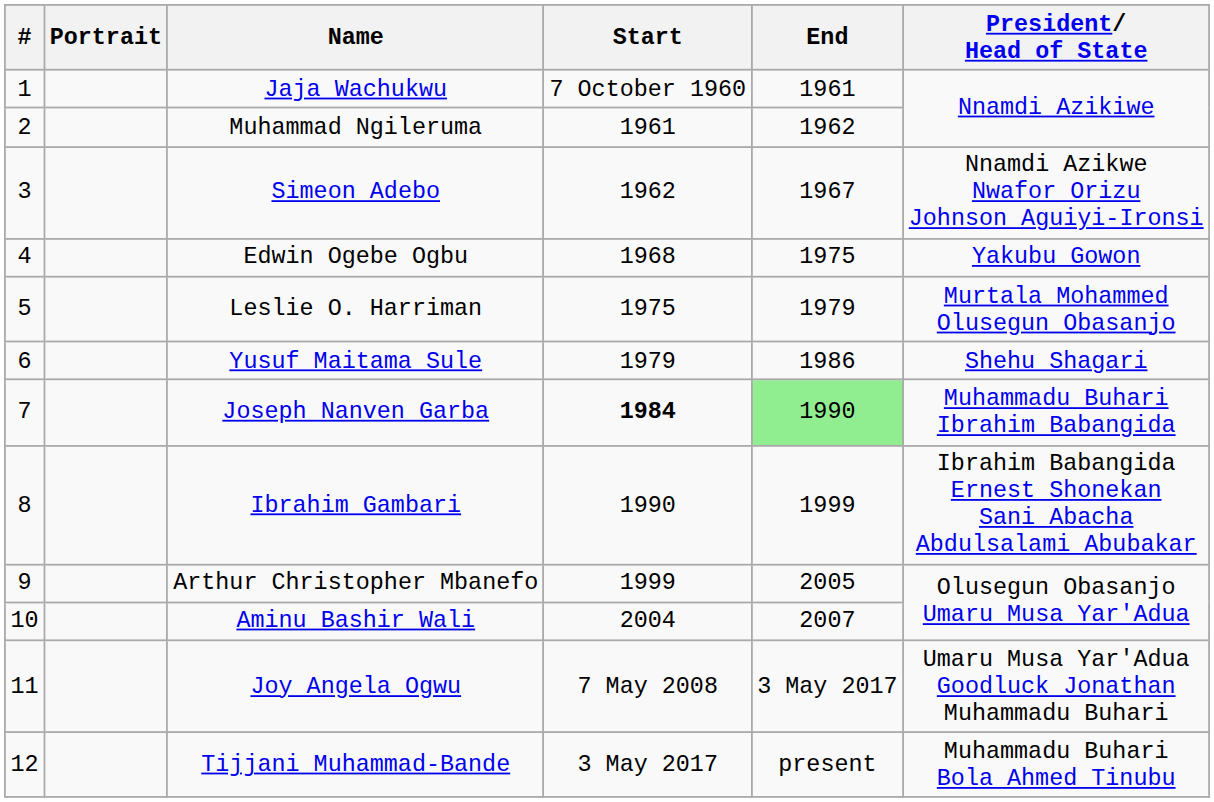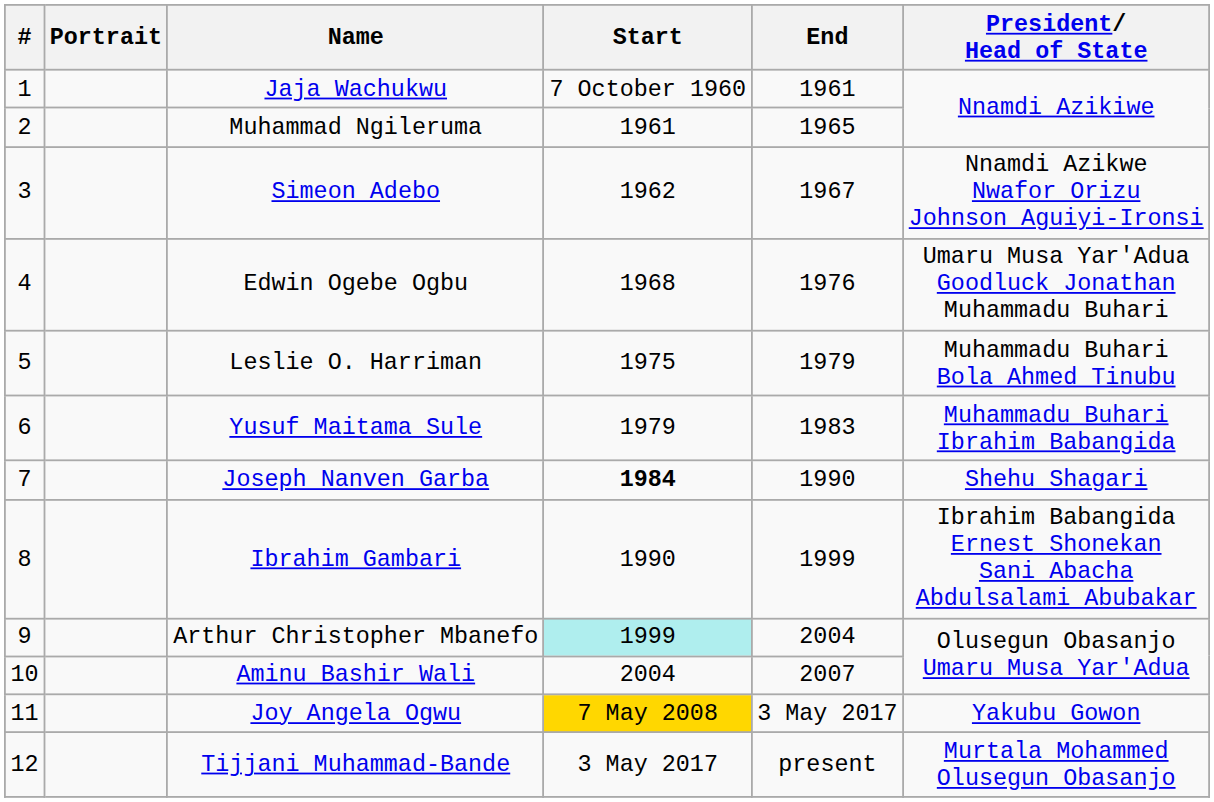(827, 127) 1962 -> (827, 127) 1965
(827, 258) 1975 -> (827, 285) 1976
(1056, 258) Yakubu Gowon -> (1056, 285) Umaru Musa Yar'Adua Goodluck Jonathan Muhammadu Buhari
(1056, 309) Murtala Mohammed Olusegun Obasanjo -> (1056, 363) Muhammadu Buhari Bola Ahmed Tinubu
(827, 361) 1986 -> (827, 428) 1983
(1056, 361) Shehu Shagari -> (1056, 428) Muhammadu Buhari Ibrahim Babangida
(827, 412) lightgreen background -> (827, 480) no background
(1056, 412) Muhammadu Buhari Ibrahim Babangida -> (1056, 480) Shehu Shagari
(648, 583) no background -> (648, 637) paleturquoise background
(827, 583) 2005 -> (827, 637) 2004
(648, 686) no background -> (648, 713) gold background
(1056, 686) Umaru Musa Yar'Adua Goodluck Jonathan Muhammadu Buhari -> (1056, 713) Yakubu Gowon
(1056, 765) Muhammadu Buhari Bola Ahmed Tinubu -> (1056, 765) Murtala Mohammed Olusegun Obasanjo
